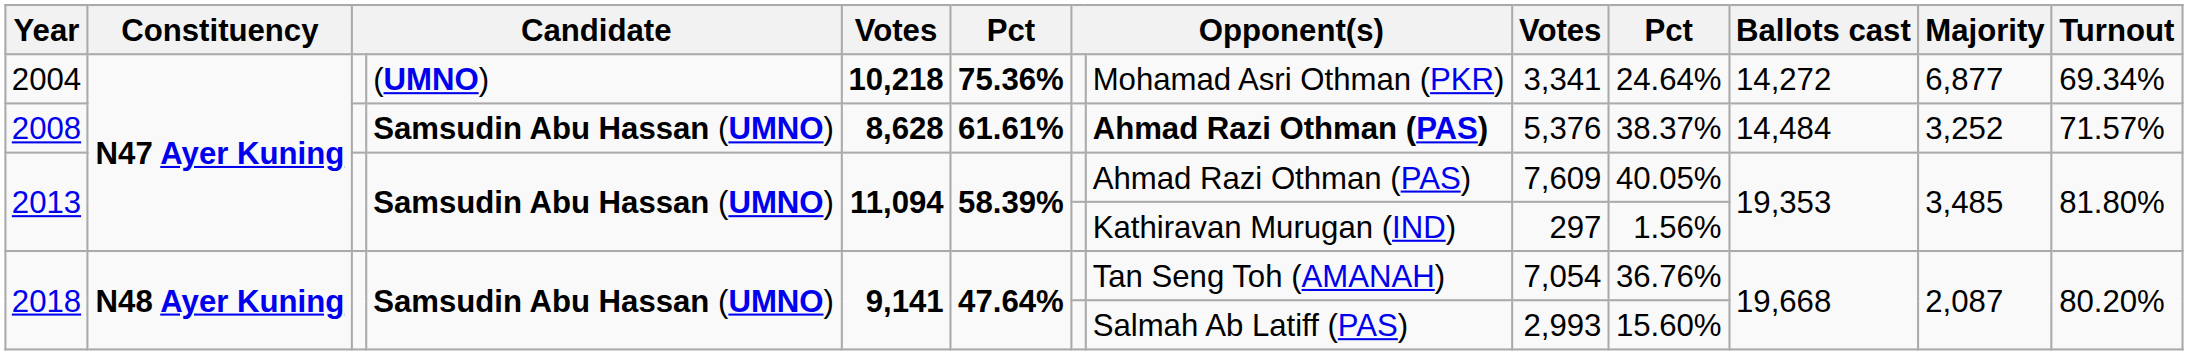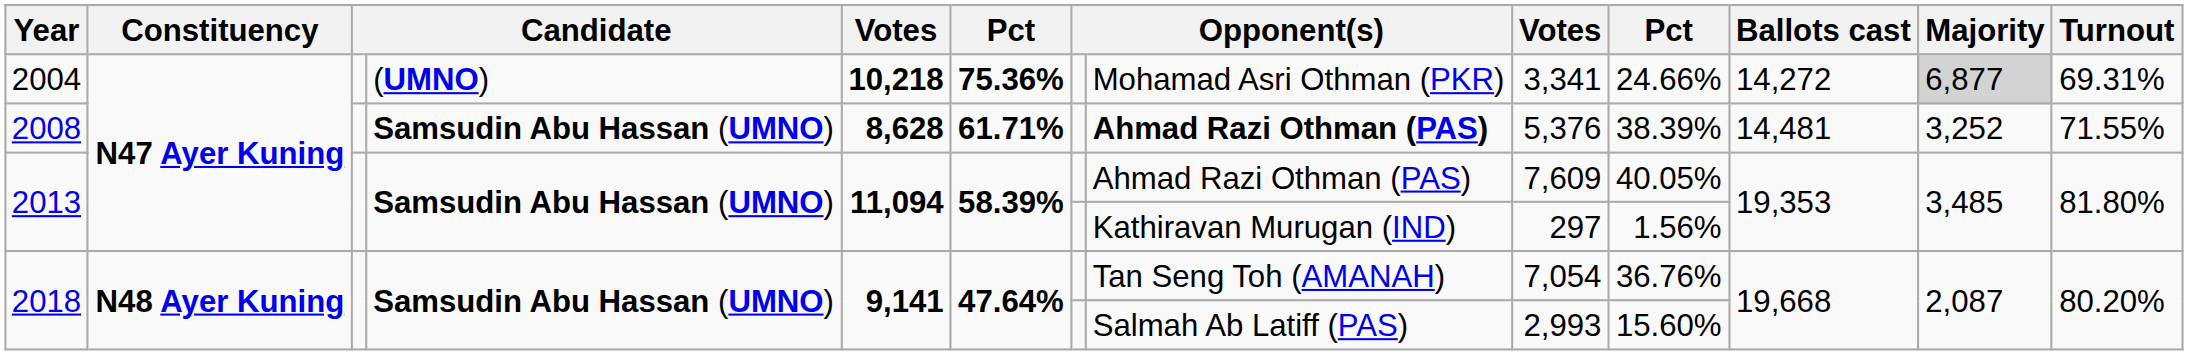(1669, 79) 24.64% -> (1669, 79) 24.66%
(1964, 79) no background -> (1964, 79) lightgrey background
(2112, 79) 69.34% -> (2112, 79) 69.31%
(1011, 128) 61.61% -> (1011, 128) 61.71%
(1669, 128) 38.37% -> (1669, 128) 38.39%
(1784, 128) 14,484 -> (1784, 128) 14,481
(2112, 128) 71.57% -> (2112, 128) 71.55%
